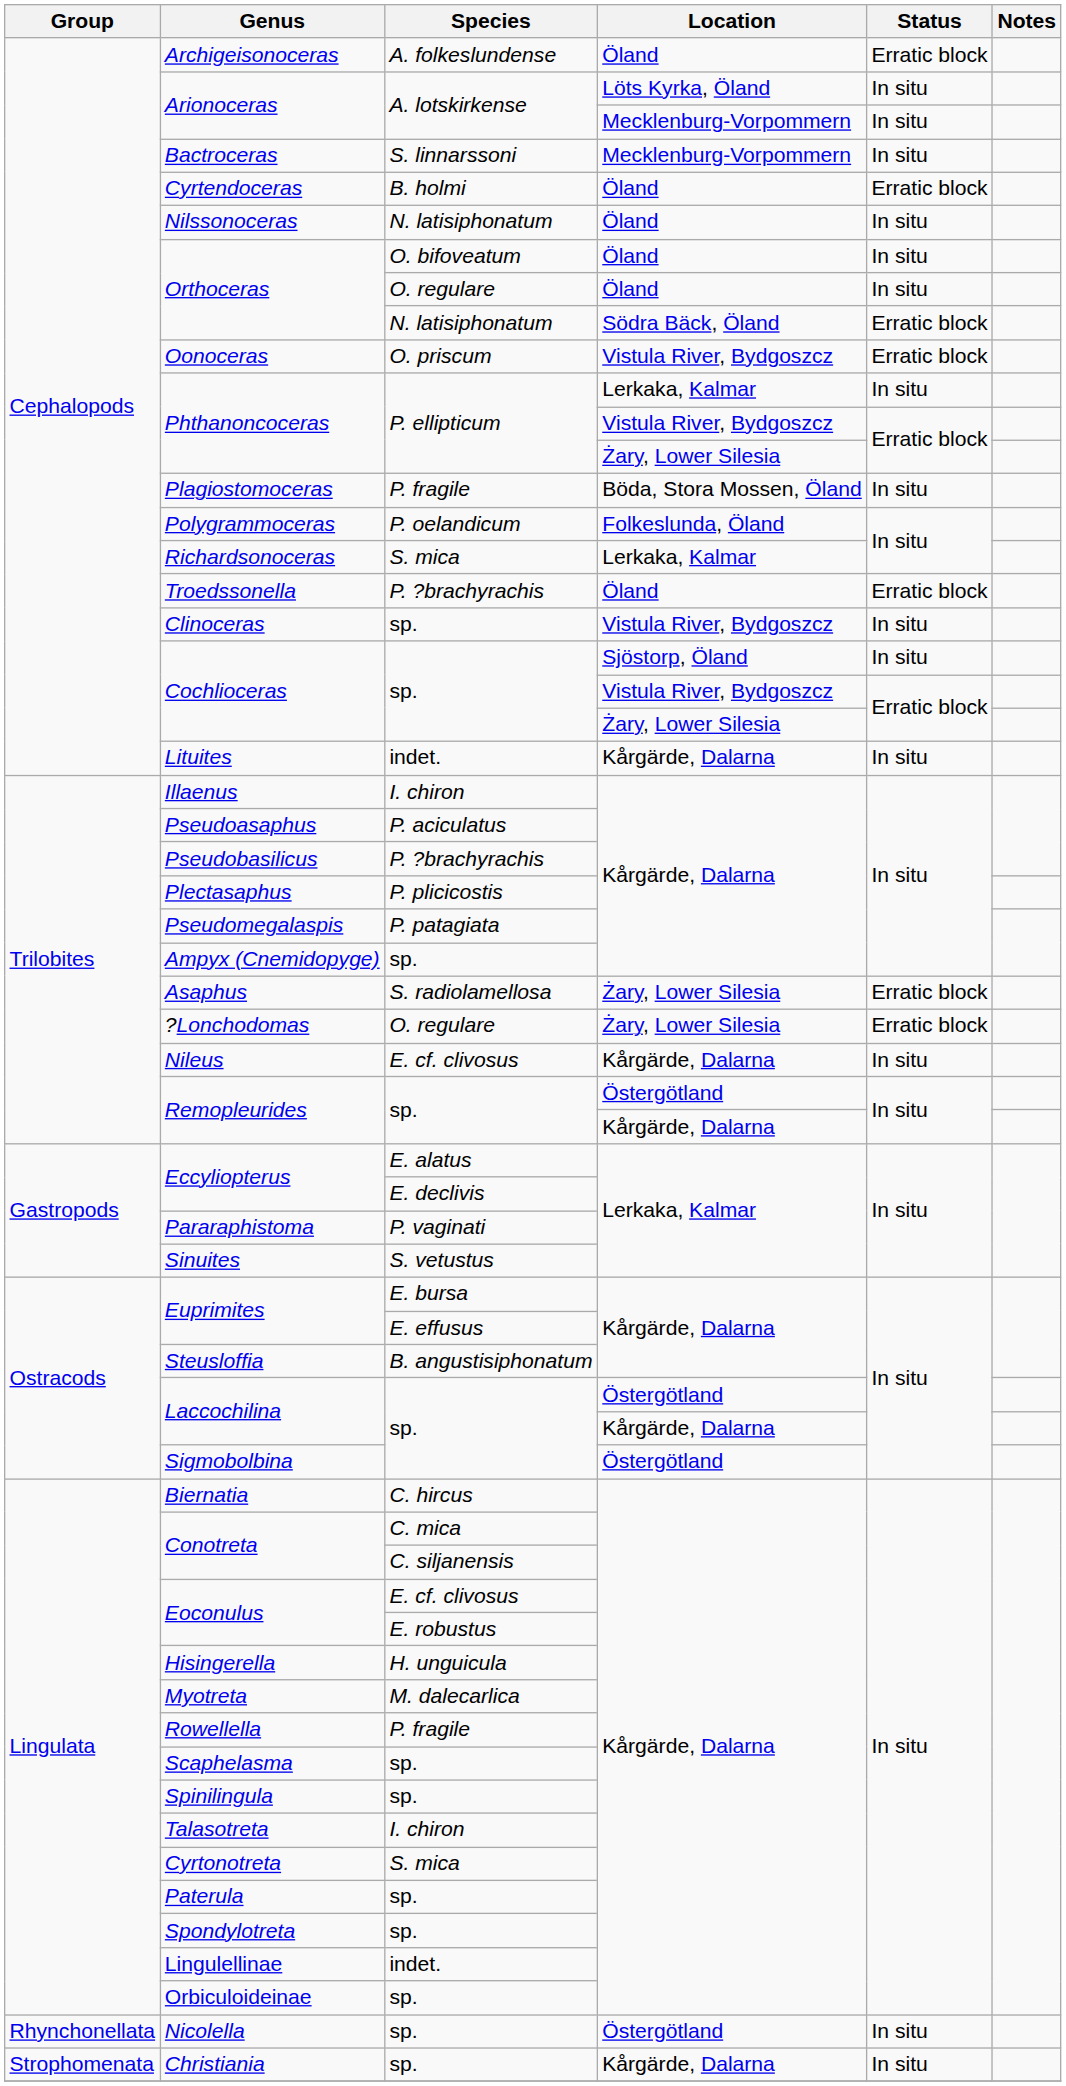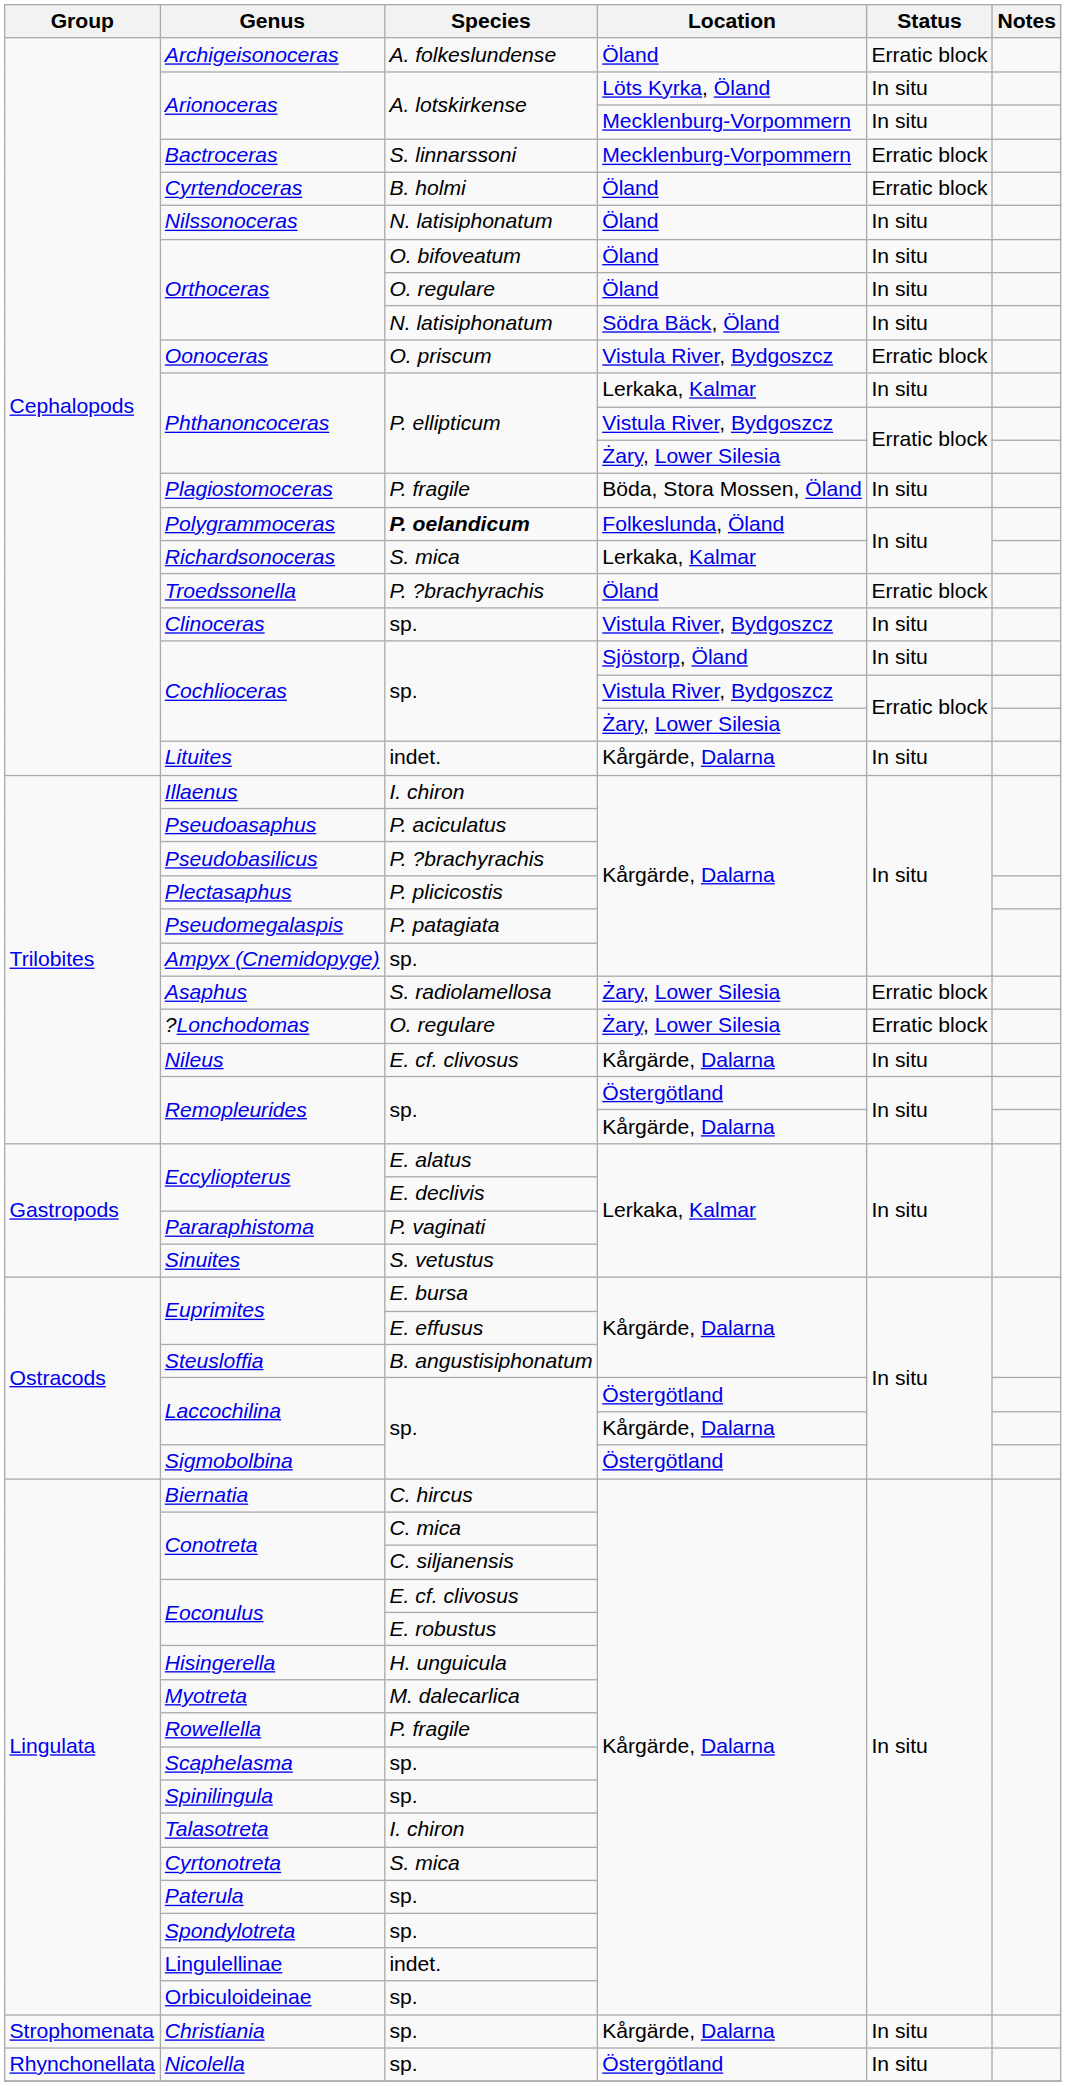(900, 155) In situ -> (930, 155) Erratic block
(930, 322) Erratic block -> (900, 322) In situ
(455, 523) normal -> (460, 523) bold
rows swapped: (205, 2030) <-> (215, 2064)
